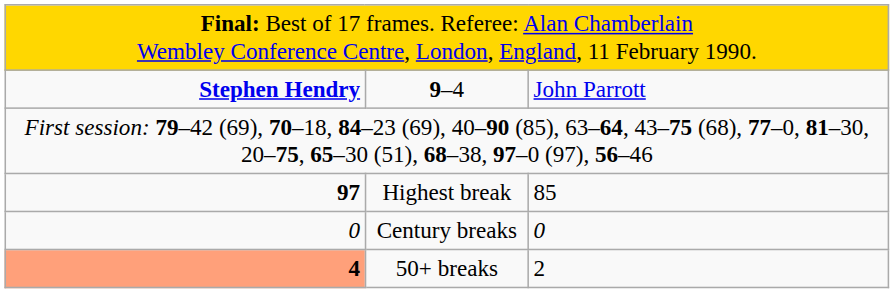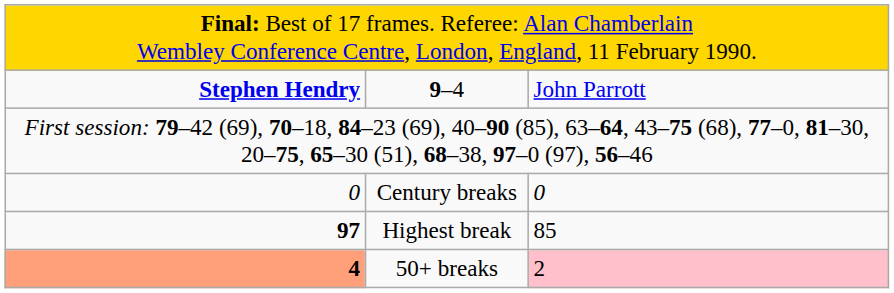rows swapped: (447, 192) <-> (447, 230)
(539, 268) no background -> (539, 268) pink background
